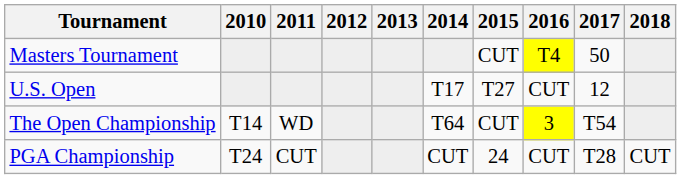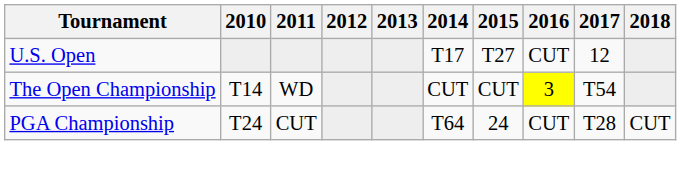- row: (94, 55)
(448, 123) T64 -> (448, 89) CUT
(448, 156) CUT -> (448, 123) T64
